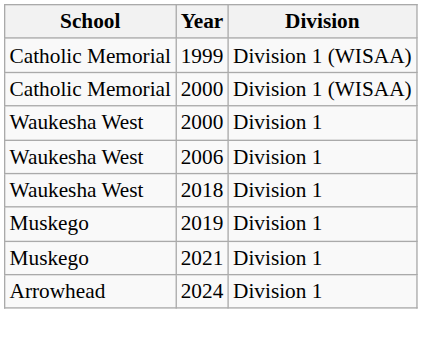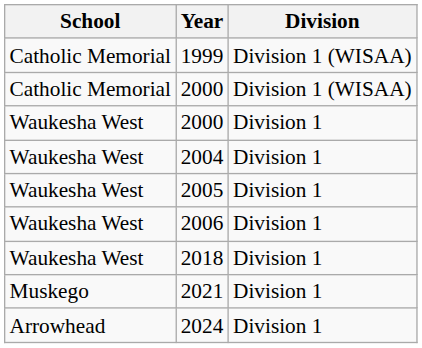+ row: (77, 156)
+ row: (77, 190)
- row: (49, 223)
